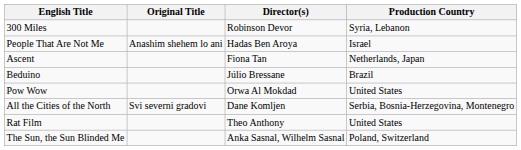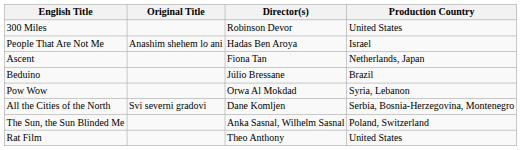(379, 28) Syria, Lebanon -> (376, 28) United States
(376, 91) United States -> (379, 91) Syria, Lebanon
rows swapped: (24, 122) <-> (66, 138)
